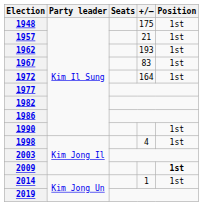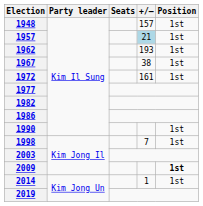(146, 24) 175 -> (146, 24) 157
(146, 37) no background -> (146, 37) lightblue background
(146, 63) 83 -> (146, 63) 38
(146, 77) 164 -> (146, 77) 161
(146, 142) 4 -> (146, 142) 7
